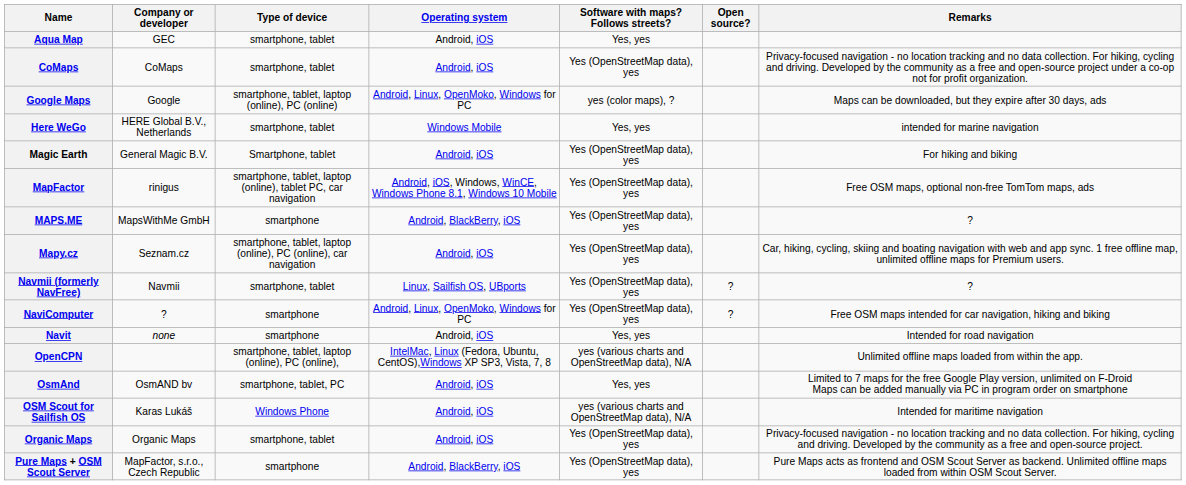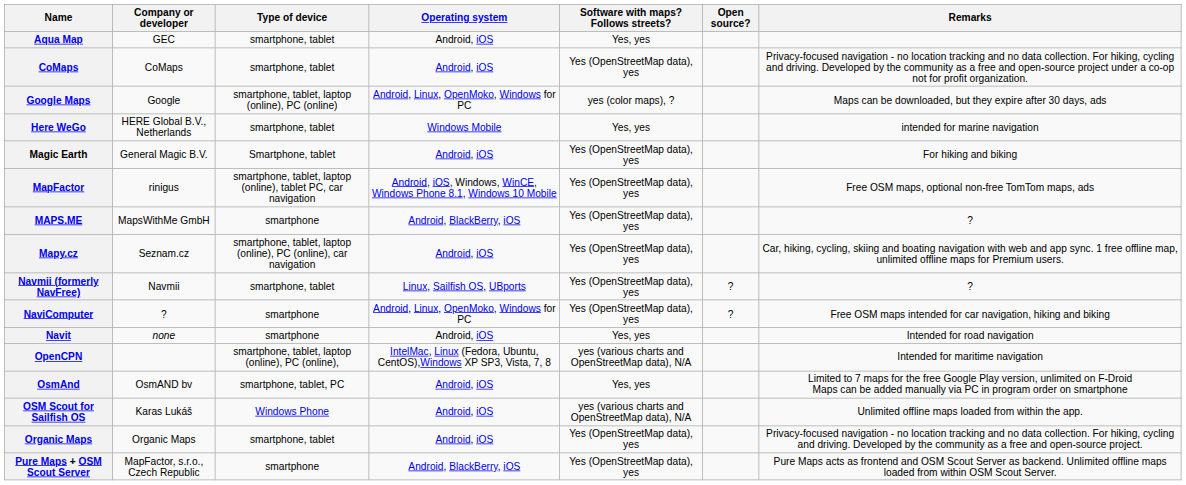(970, 357) Unlimited offline maps loaded from within the app. -> (970, 357) Intended for maritime navigation
(970, 411) Intended for maritime navigation -> (970, 411) Unlimited offline maps loaded from within the app.
